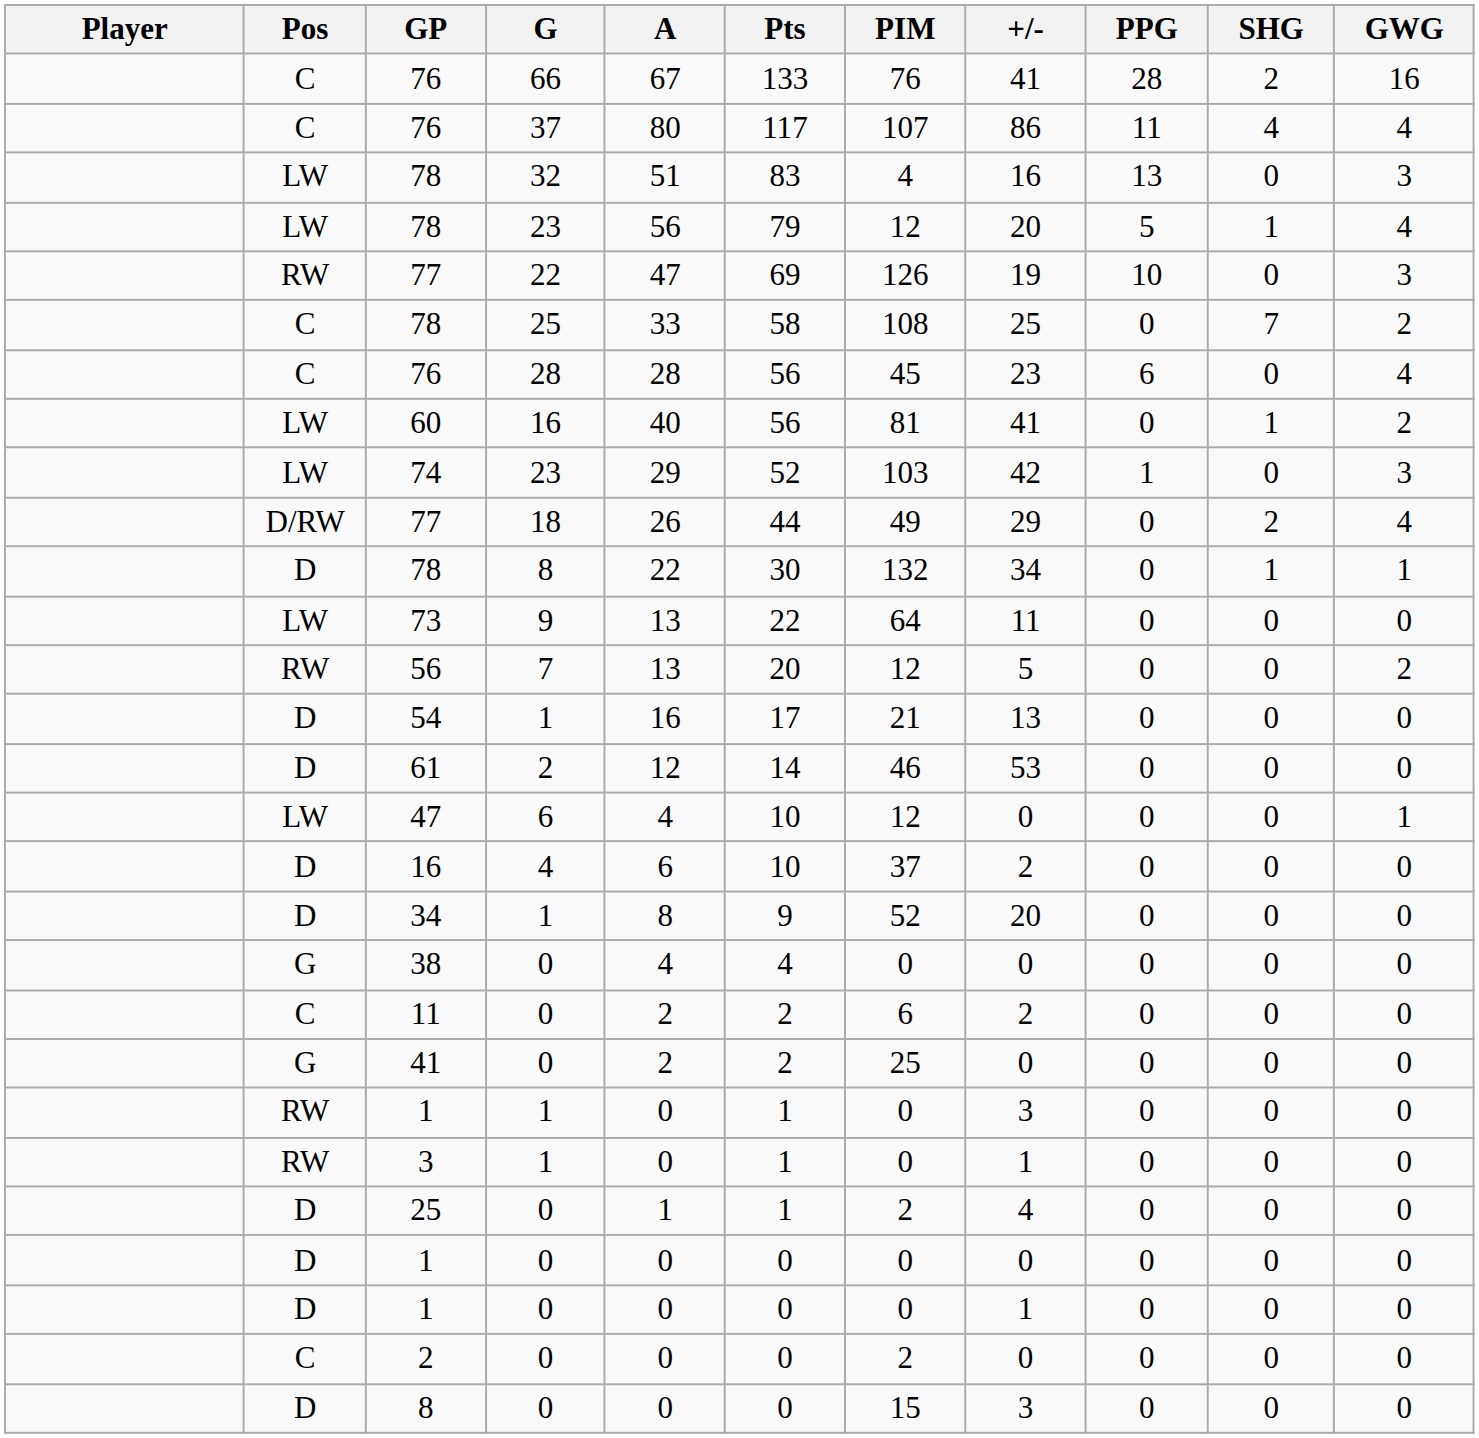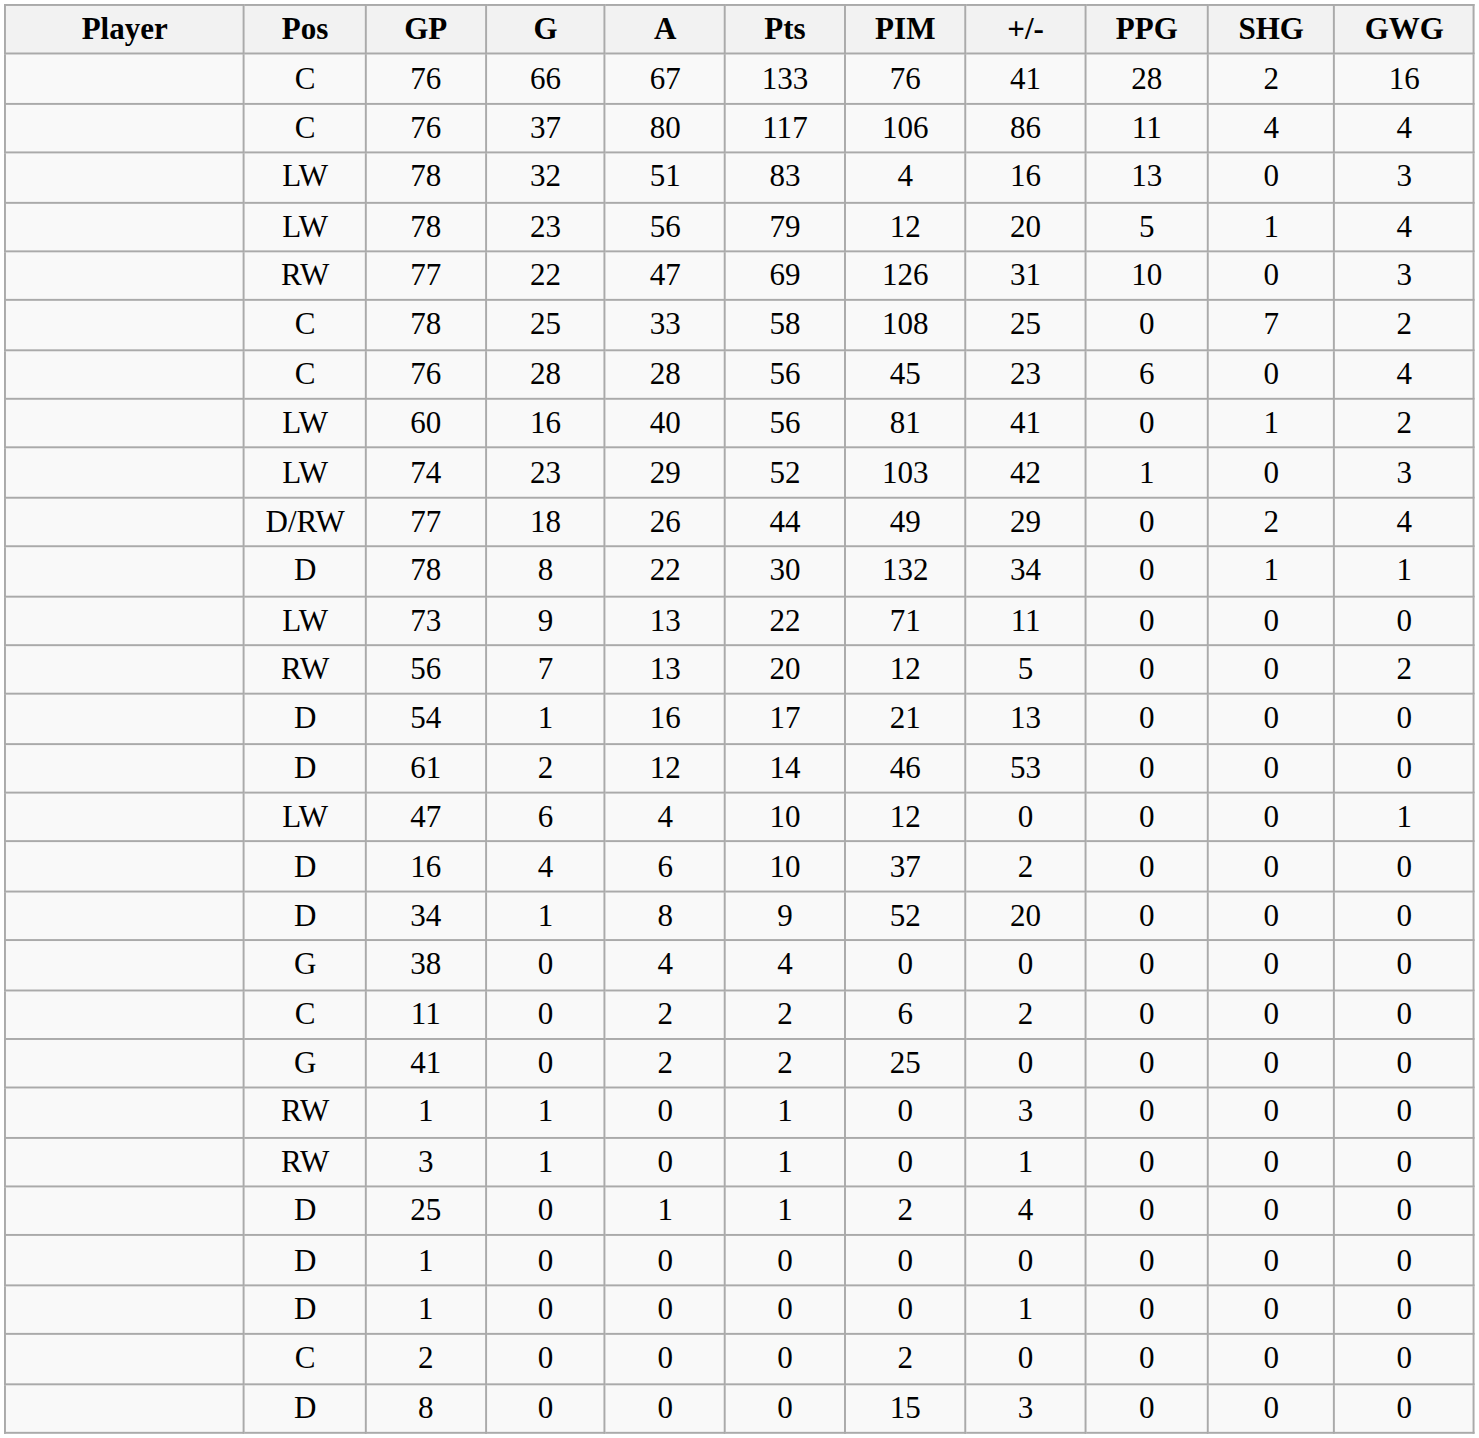(905, 127) 107 -> (905, 127) 106
(1026, 275) 19 -> (1026, 275) 31
(905, 619) 64 -> (905, 619) 71
